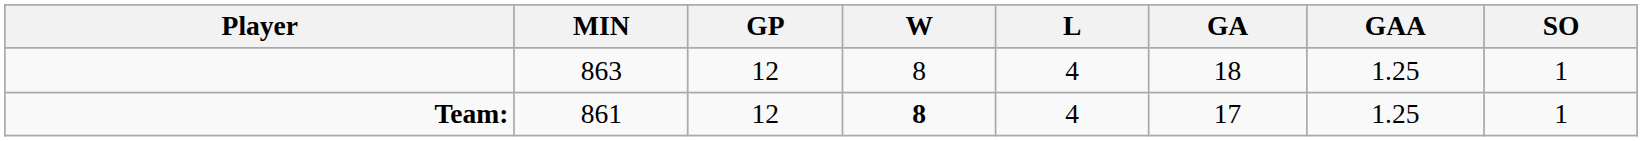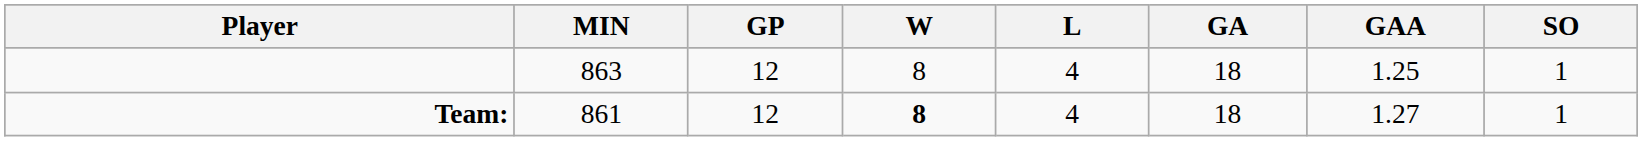(1228, 113) 17 -> (1228, 113) 18
(1395, 113) 1.25 -> (1395, 113) 1.27
